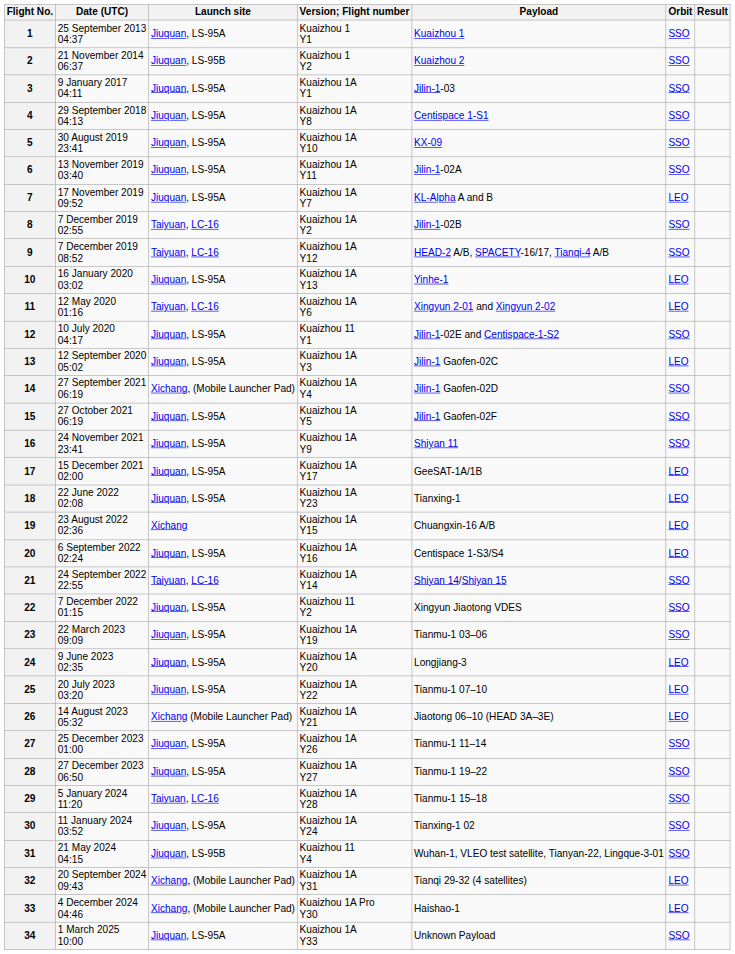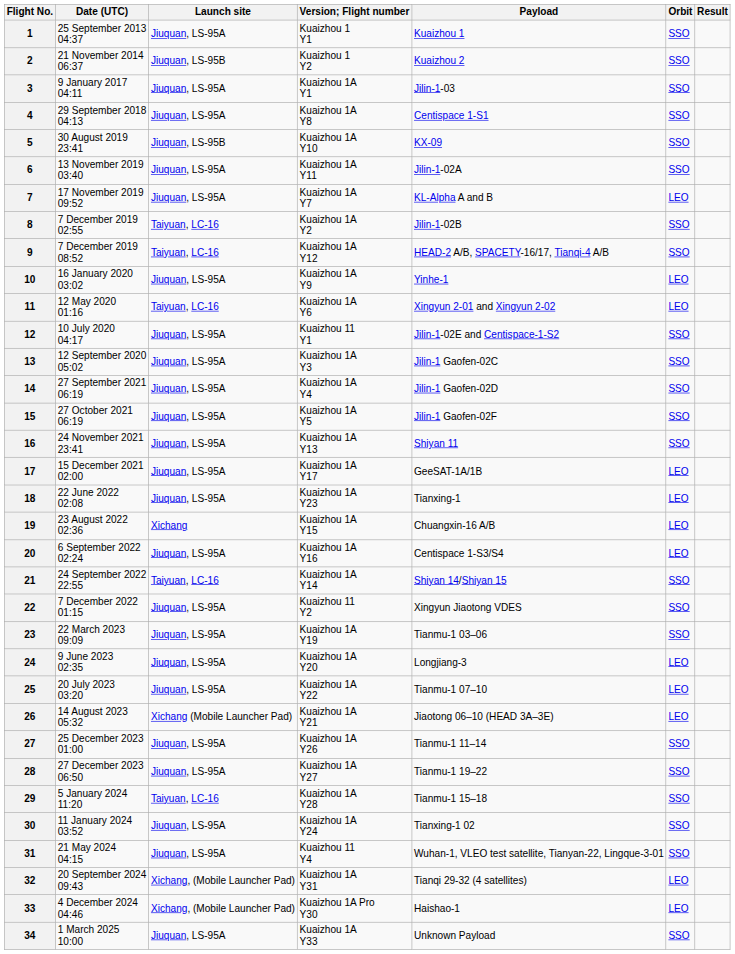(188, 143) Jiuquan, LS-95A -> (188, 143) Jiuquan, LS-95B
(328, 280) Kuaizhou 1A Y13 -> (328, 280) Kuaizhou 1A Y9
(678, 362) LEO -> (679, 362) SSO
(223, 389) Xichang, (Mobile Launcher Pad) -> (188, 389) Jiuquan, LS-95A
(328, 444) Kuaizhou 1A Y9 -> (328, 444) Kuaizhou 1A Y13
(188, 853) Jiuquan, LS-95B -> (188, 853) Jiuquan, LS-95A
